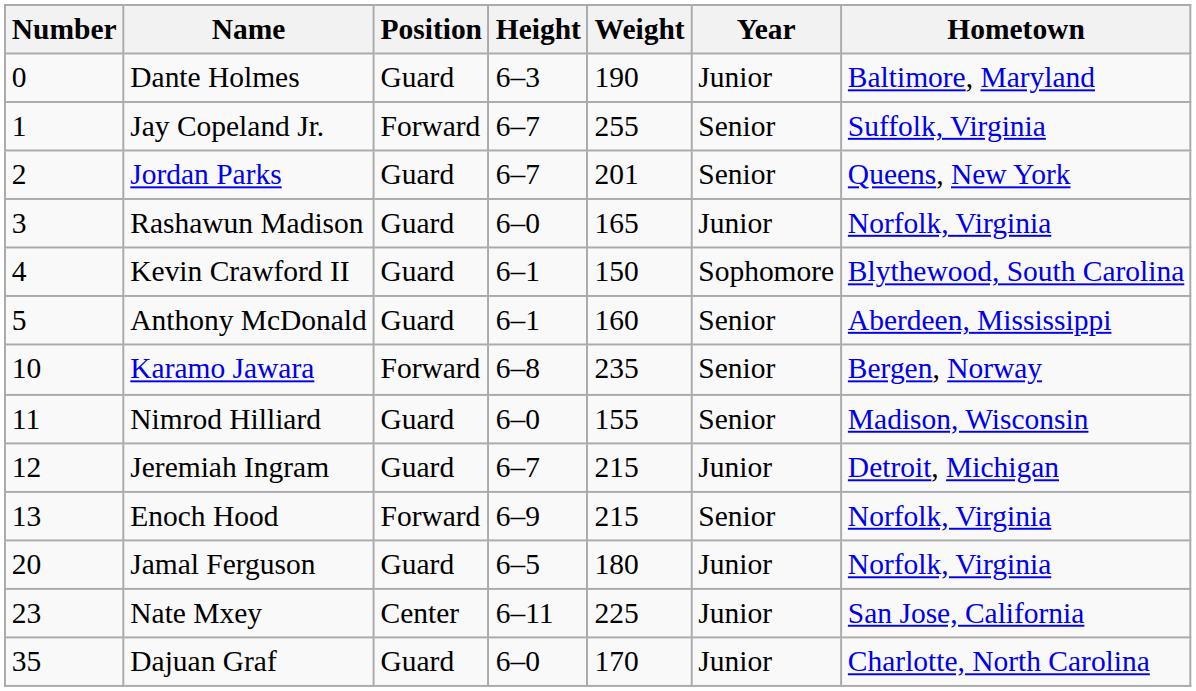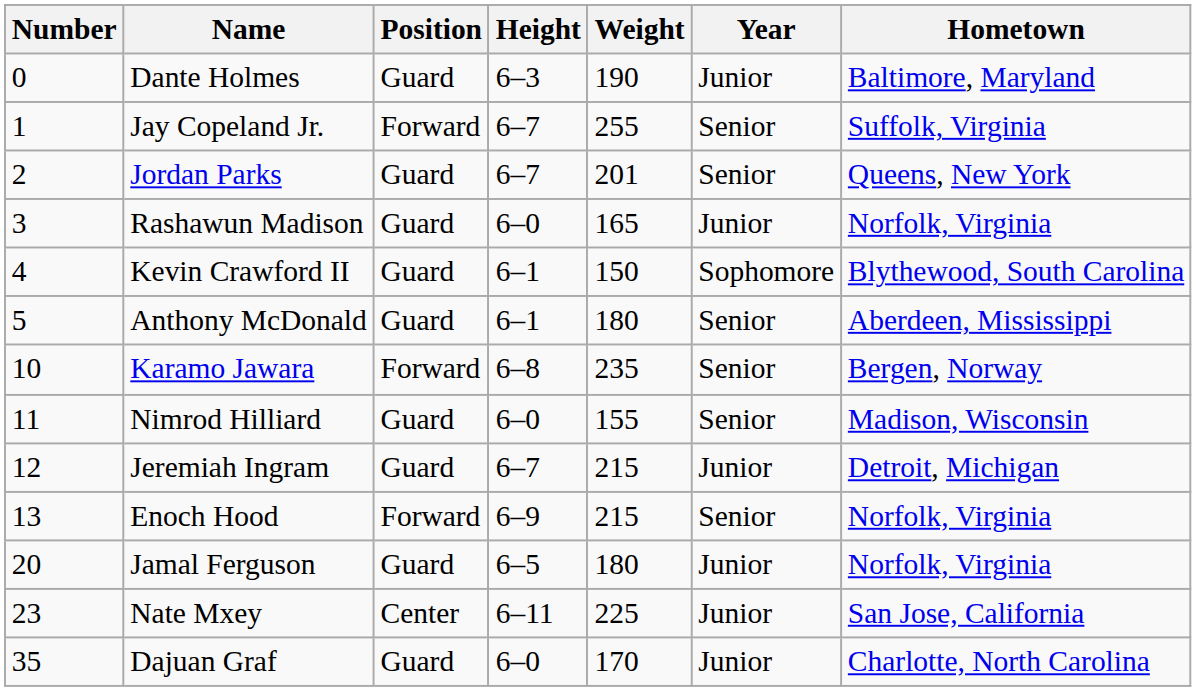(617, 320) 160 -> (617, 320) 180
